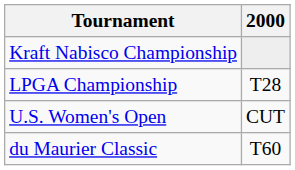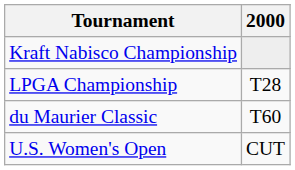rows swapped: (88, 116) <-> (83, 149)
